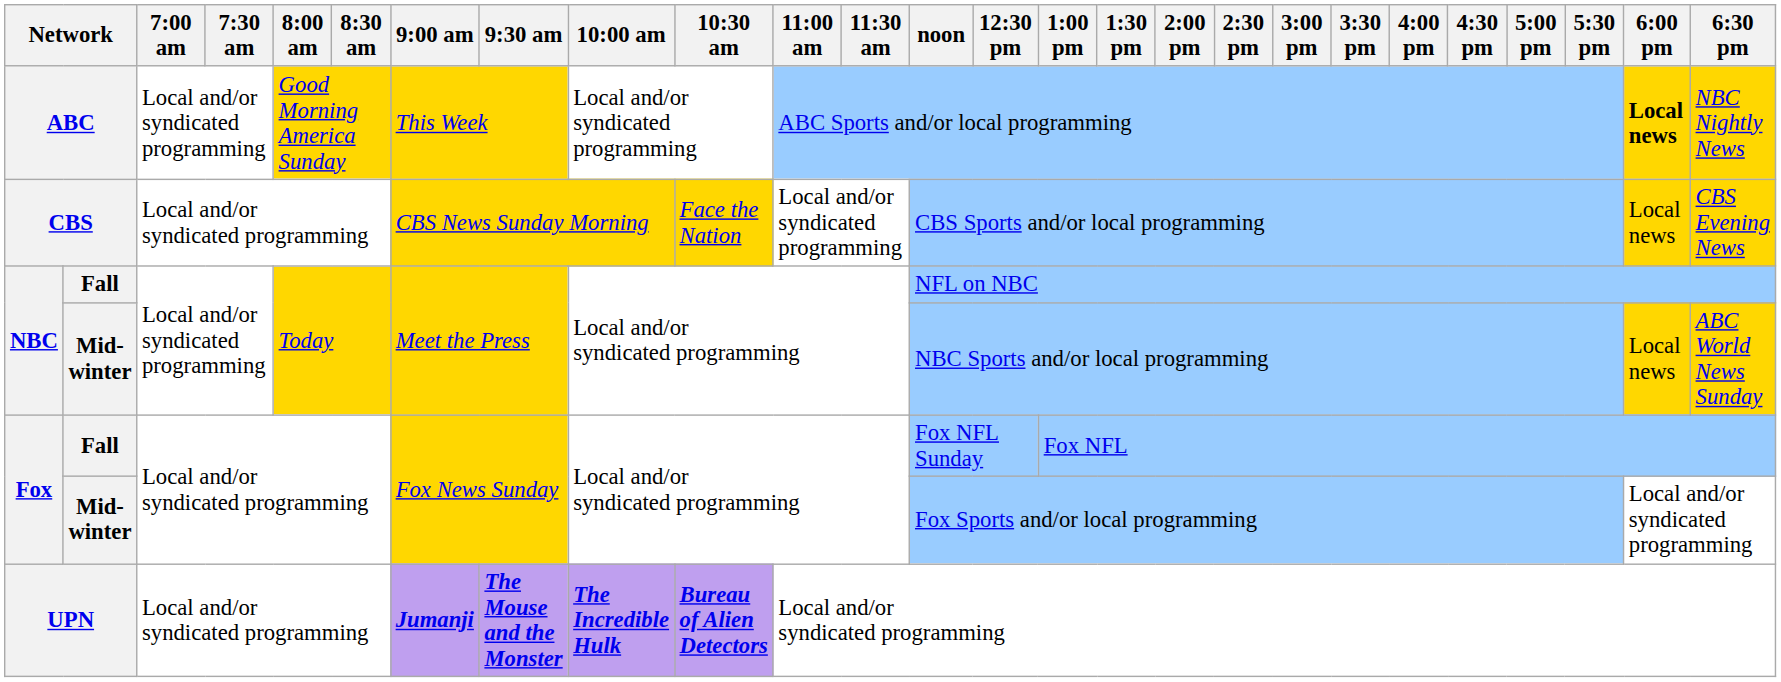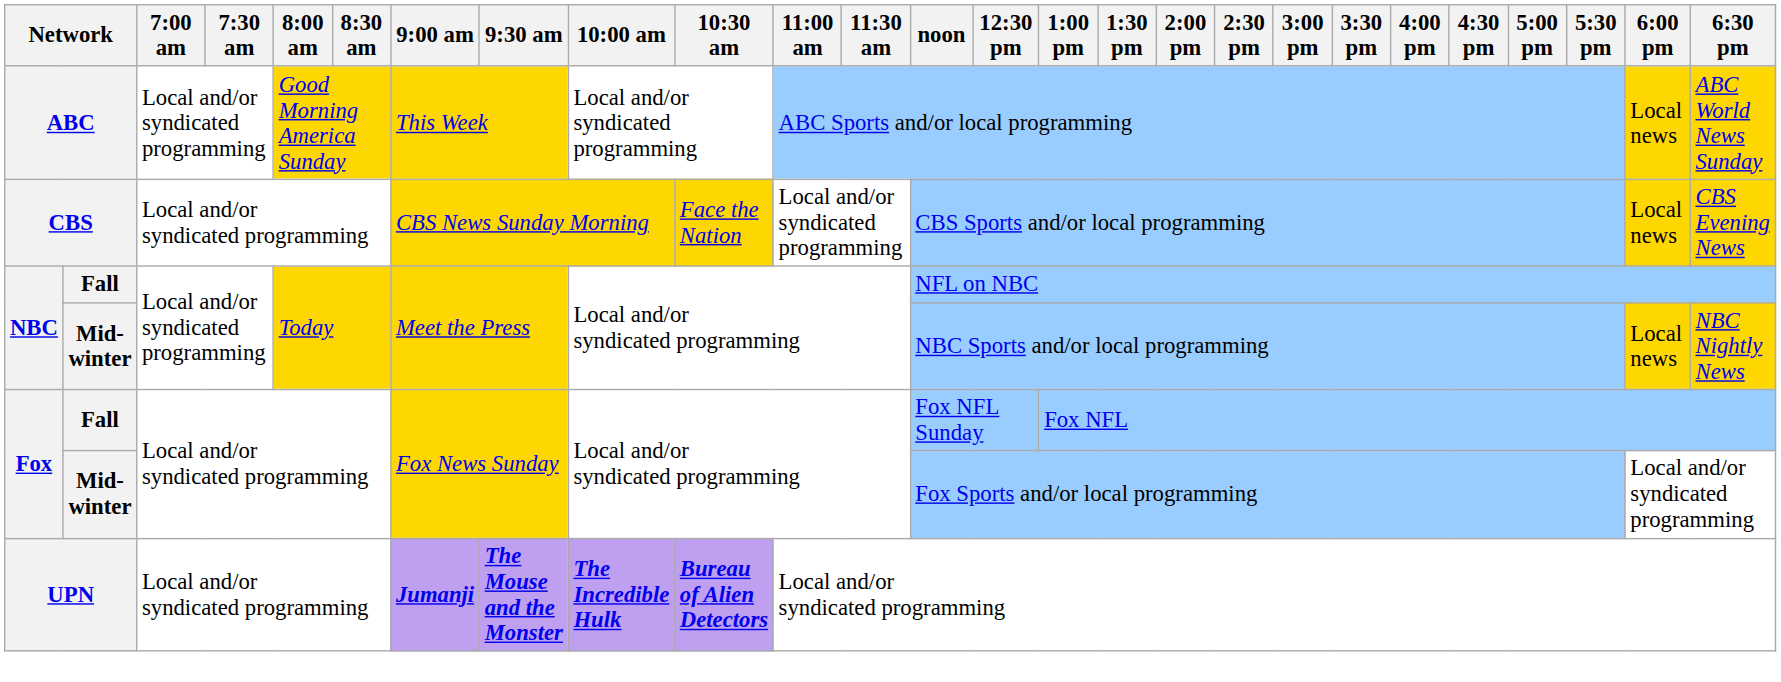(1656, 122) bold -> (1656, 122) normal
(1729, 122) NBC Nightly News -> (1729, 122) ABC World News Sunday
(1729, 358) ABC World News Sunday -> (1729, 345) NBC Nightly News
